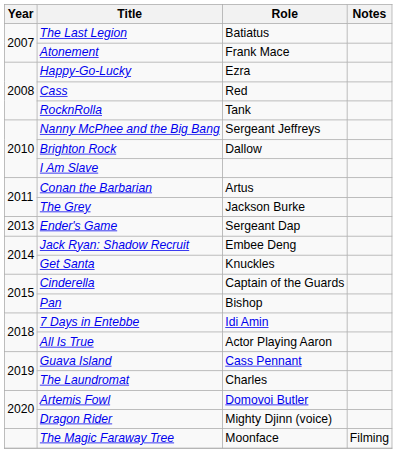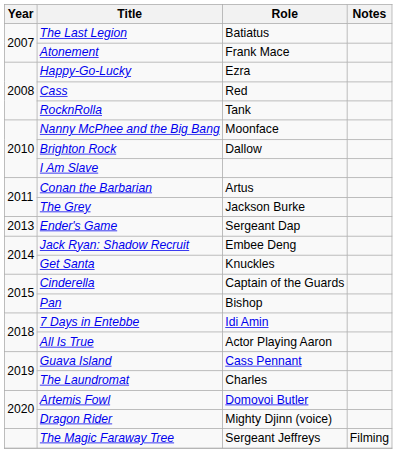(273, 129) Sergeant Jeffreys -> (252, 129) Moonface
(252, 438) Moonface -> (273, 438) Sergeant Jeffreys
